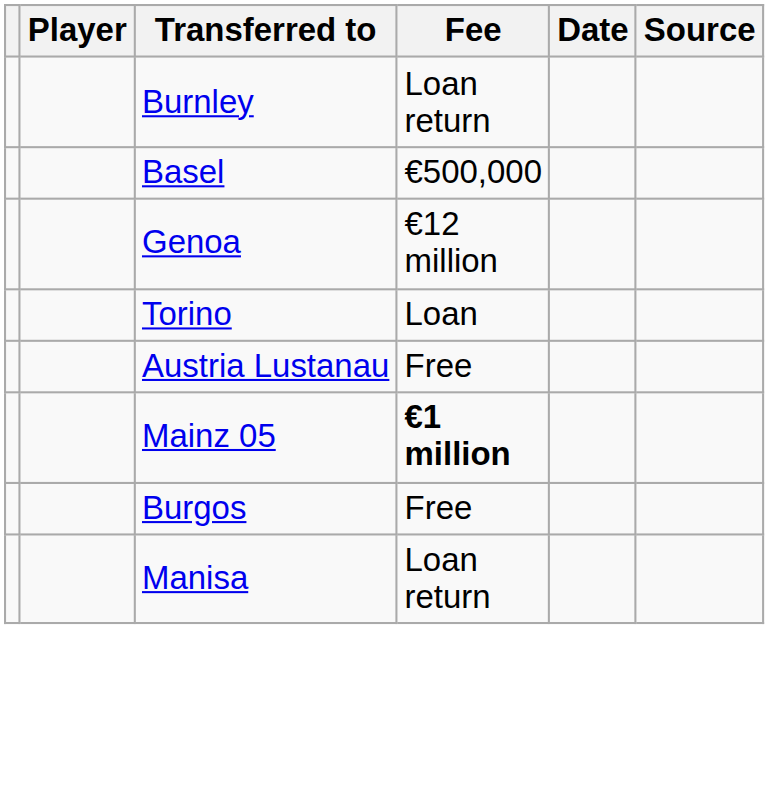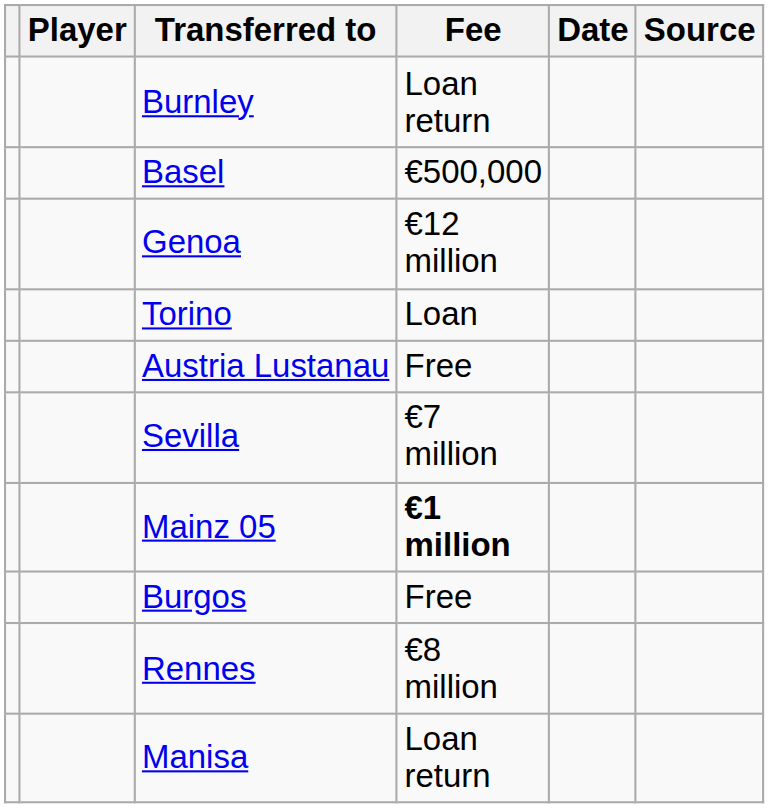+ row: (191, 436)
+ row: (199, 667)
